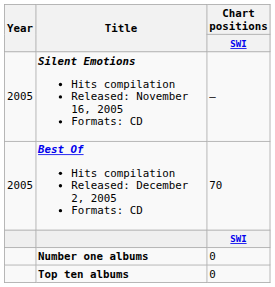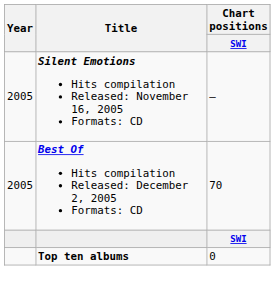- row: (93, 256)
